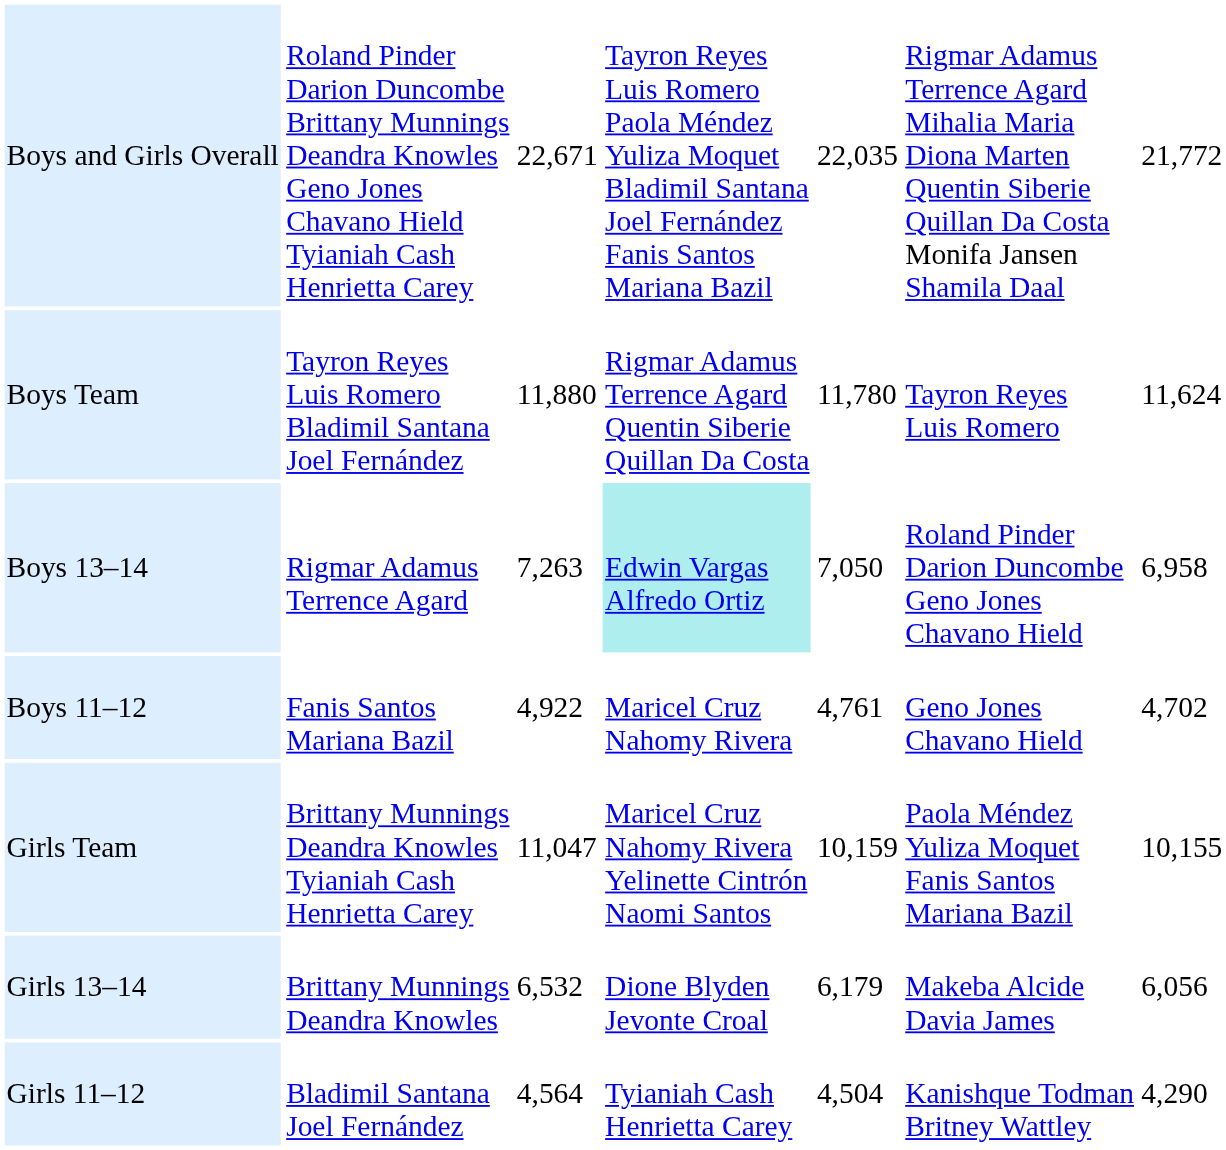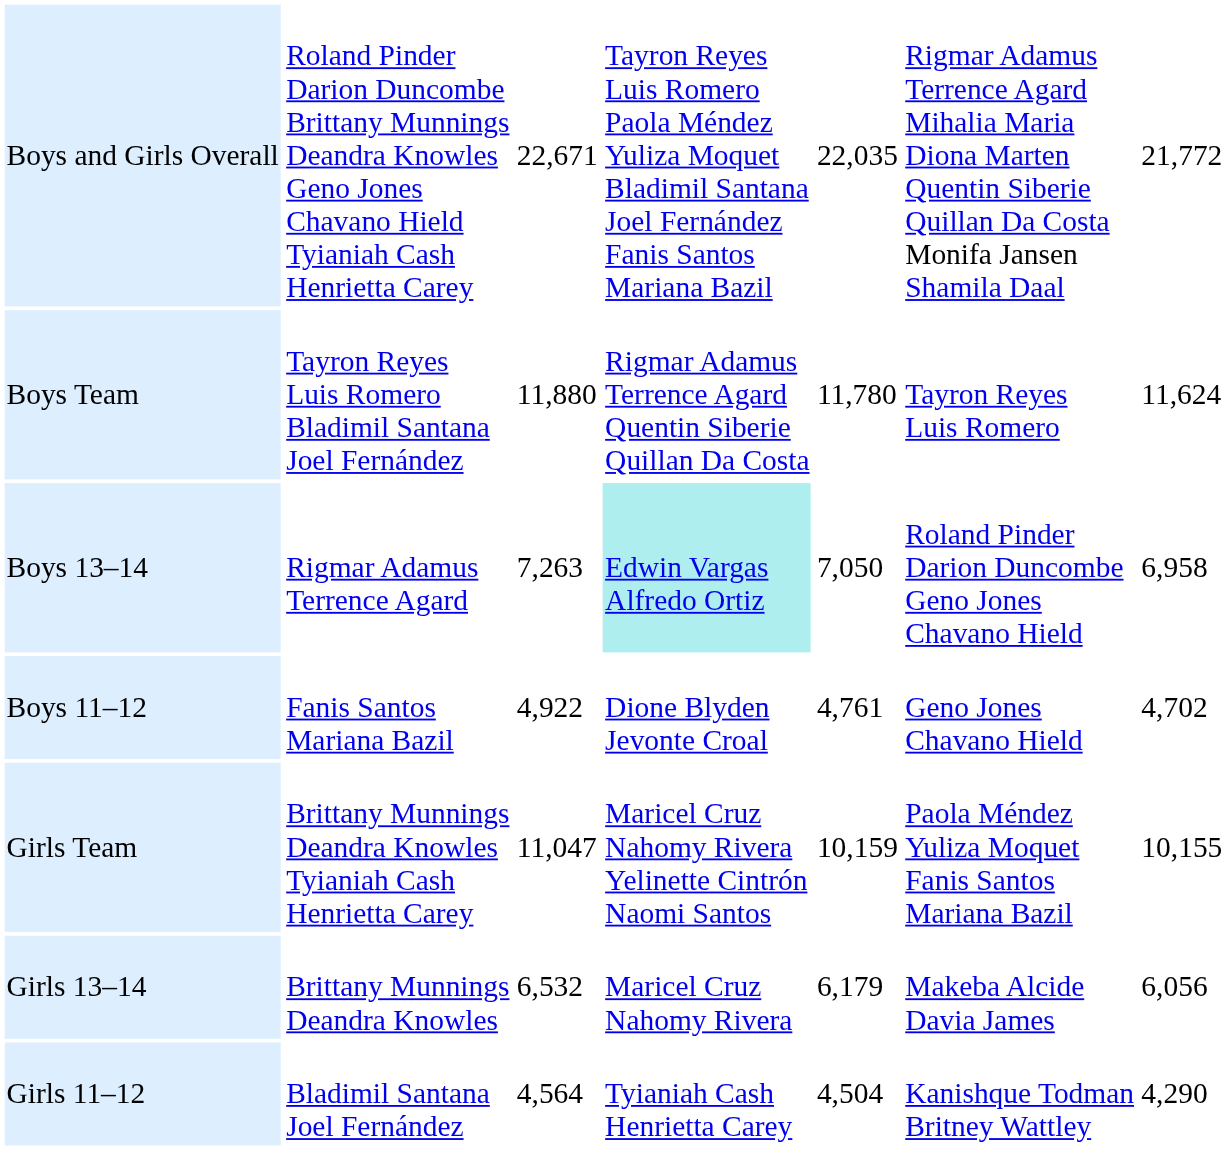(699, 723) Maricel Cruz Nahomy Rivera -> (687, 723) Dione Blyden Jevonte Croal
(687, 1003) Dione Blyden Jevonte Croal -> (699, 1003) Maricel Cruz Nahomy Rivera
